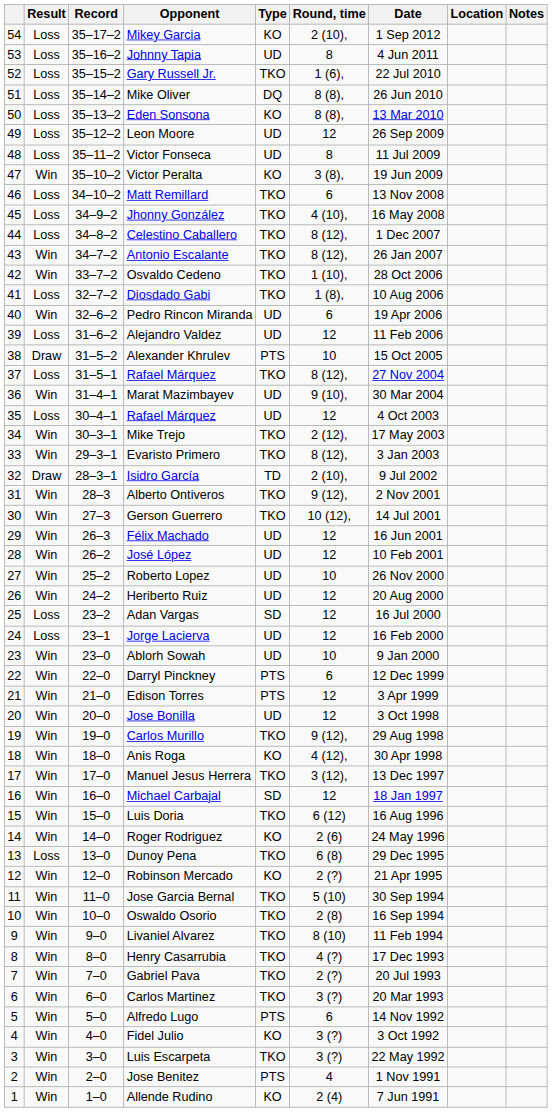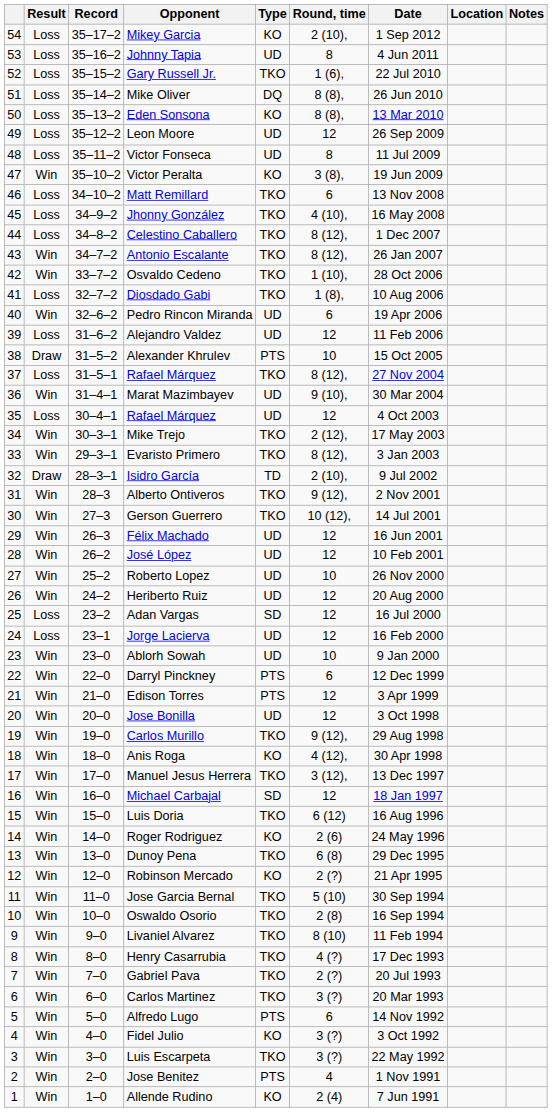(47, 856) Loss -> (47, 856) Win
